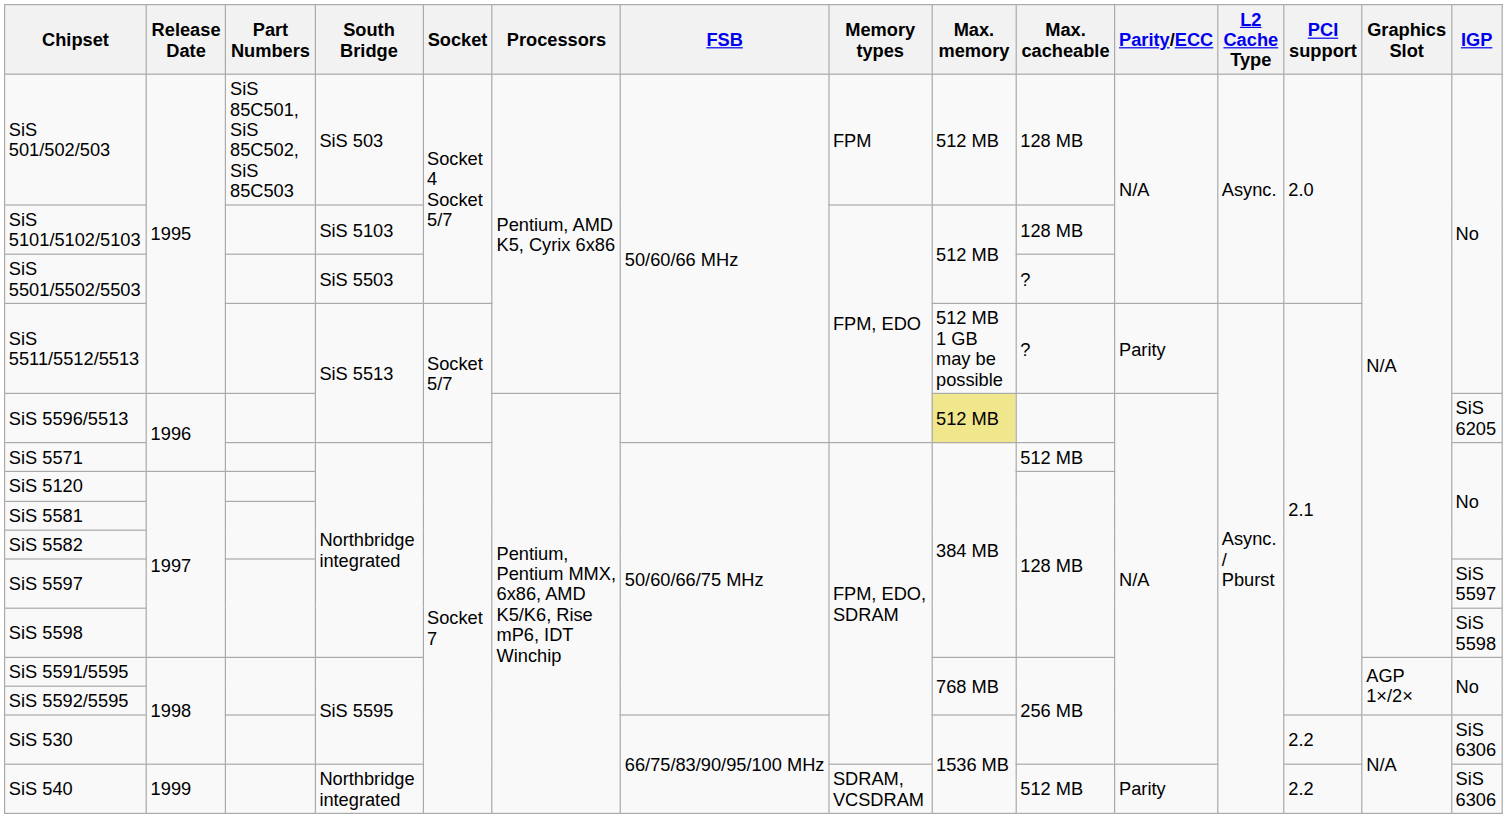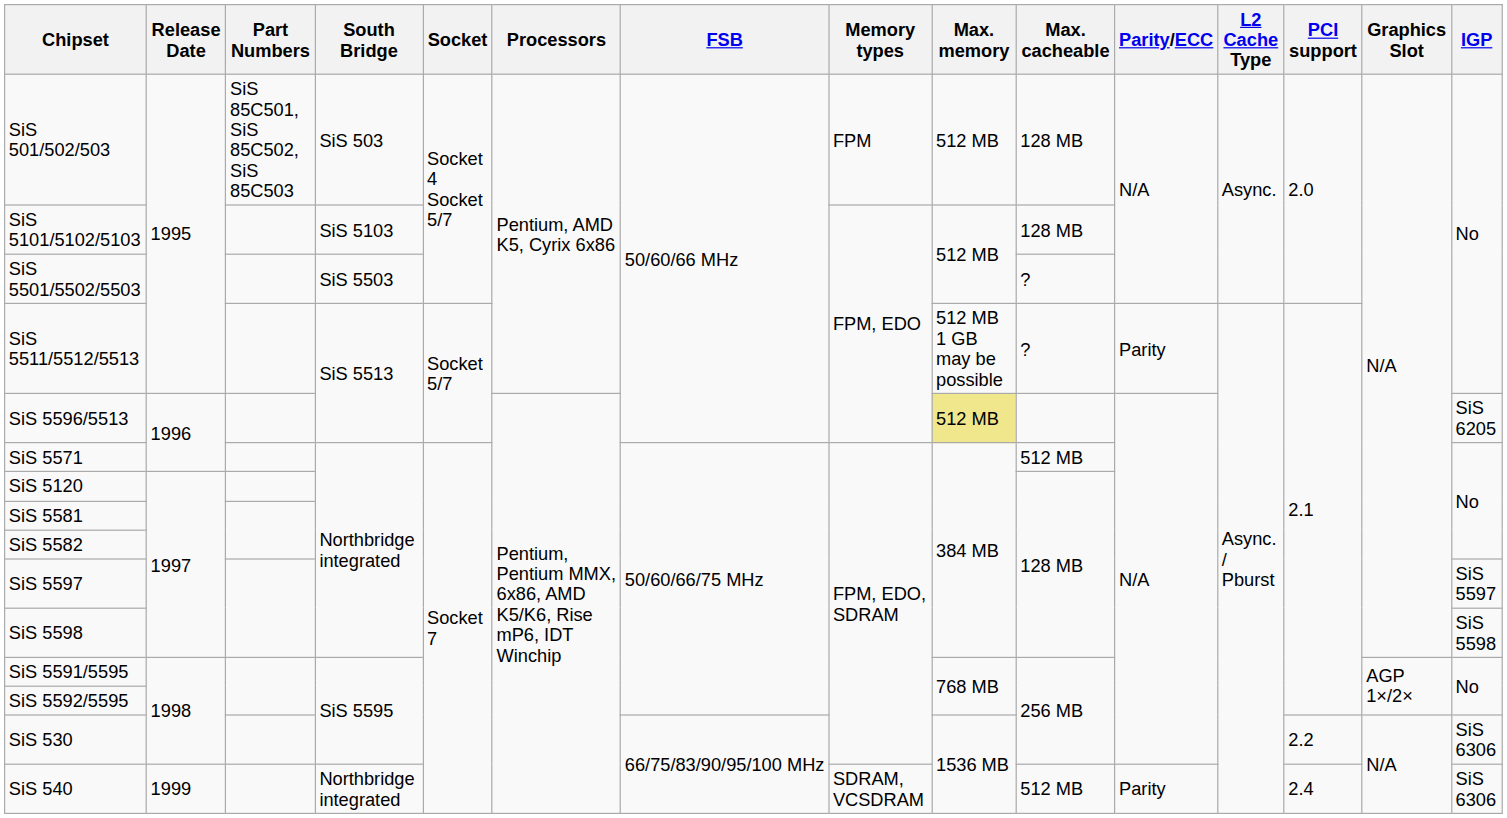(1301, 789) 2.2 -> (1301, 789) 2.4
